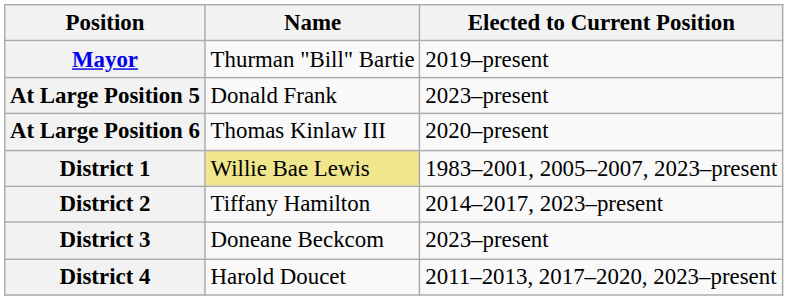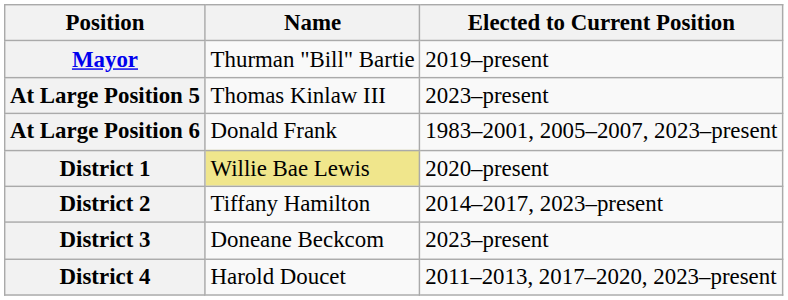(274, 95) Donald Frank -> (298, 95) Thomas Kinlaw III
(298, 131) Thomas Kinlaw III -> (274, 131) Donald Frank
(487, 131) 2020–present -> (601, 131) 1983–2001, 2005–2007, 2023–present
(601, 167) 1983–2001, 2005–2007, 2023–present -> (487, 167) 2020–present
